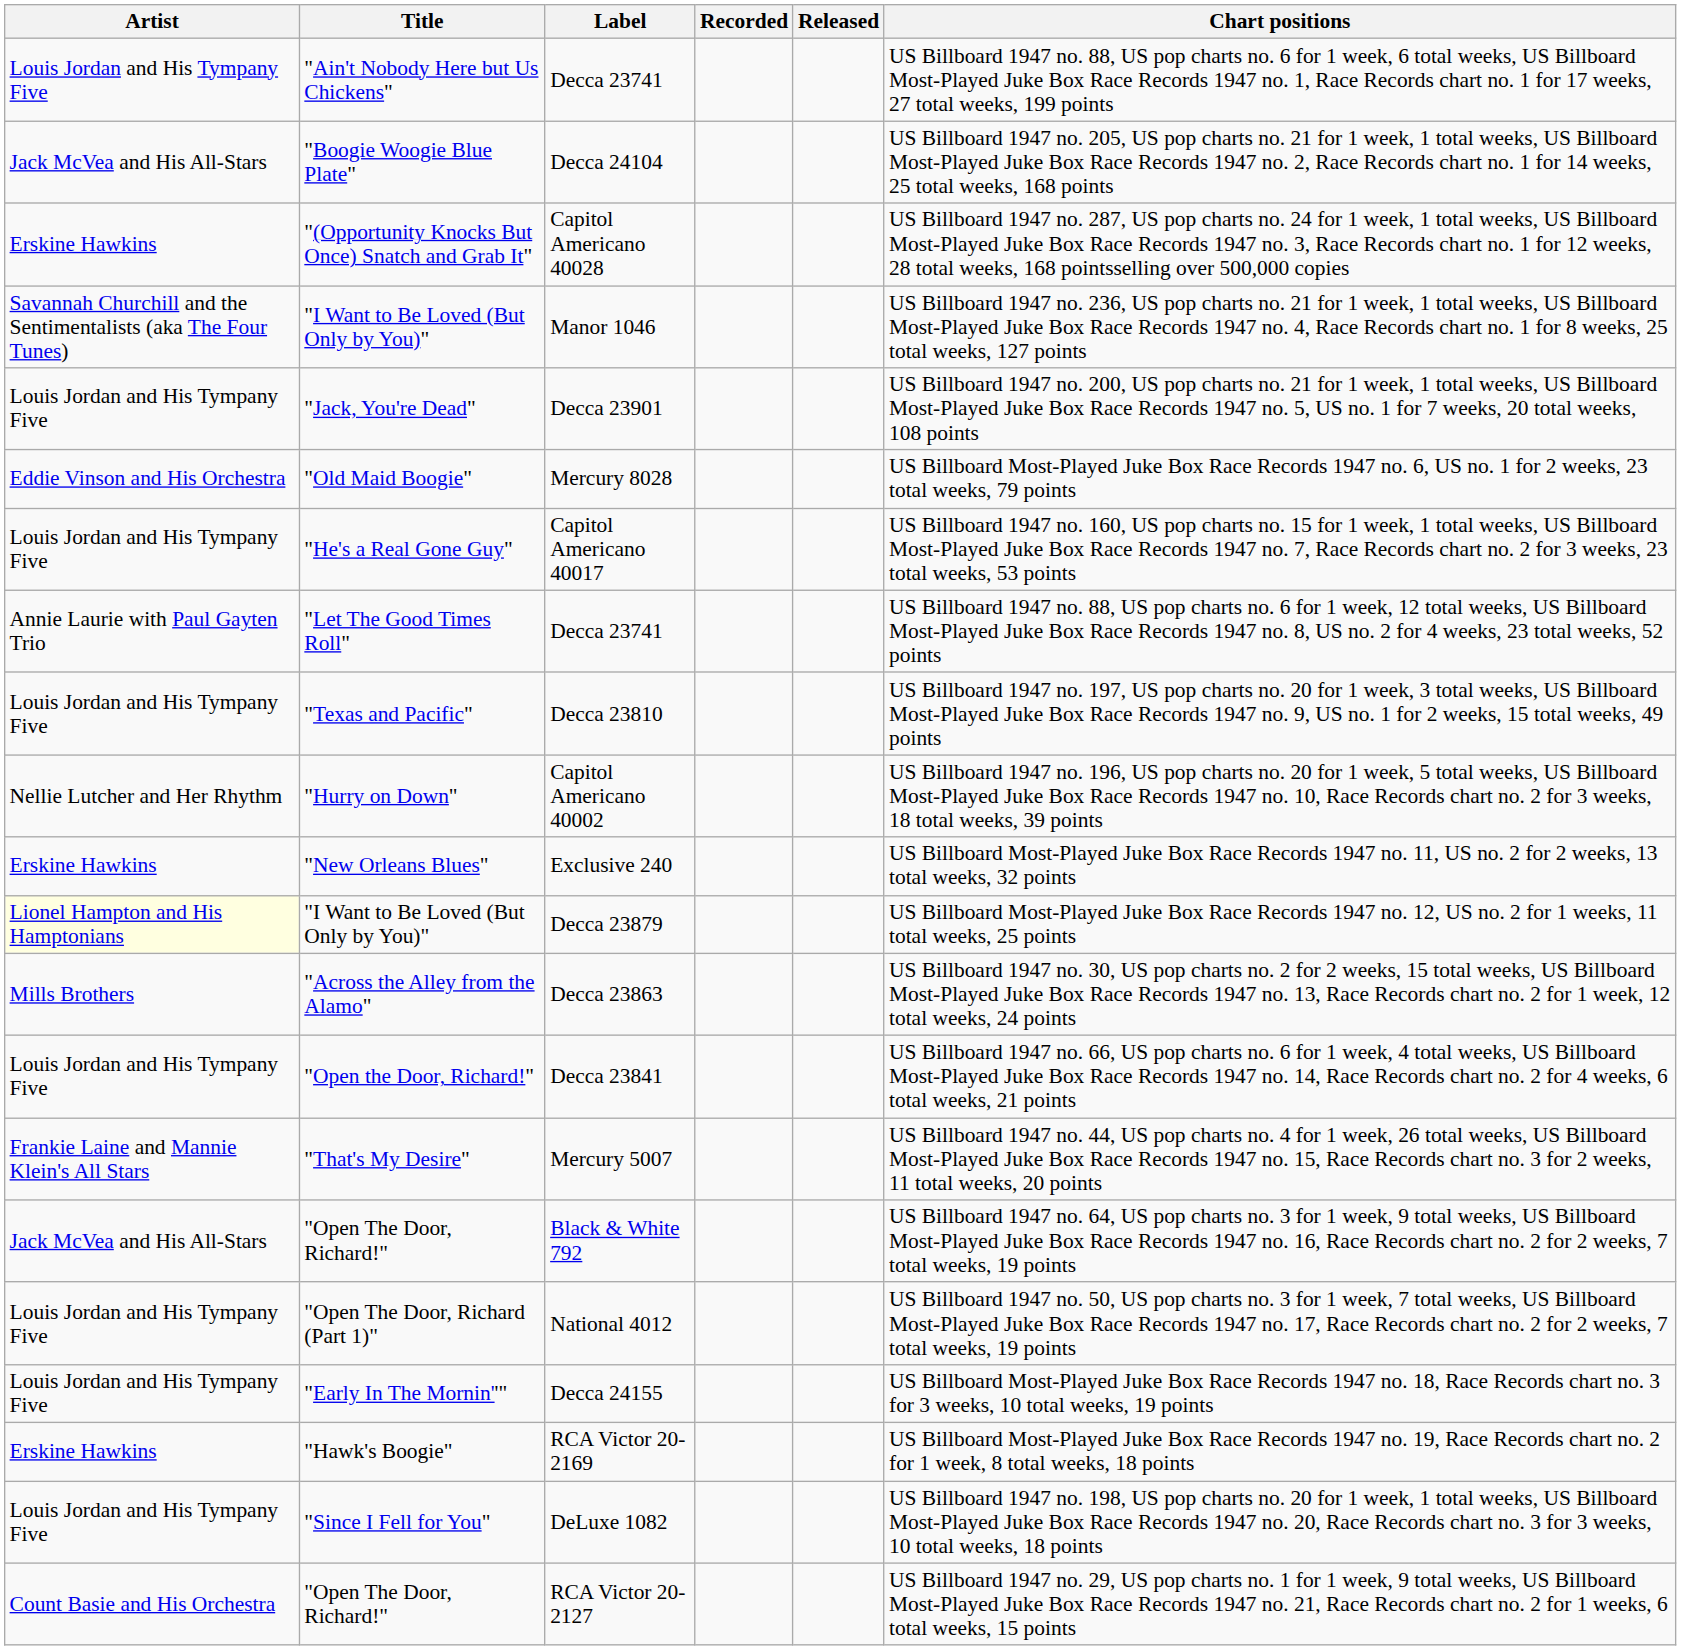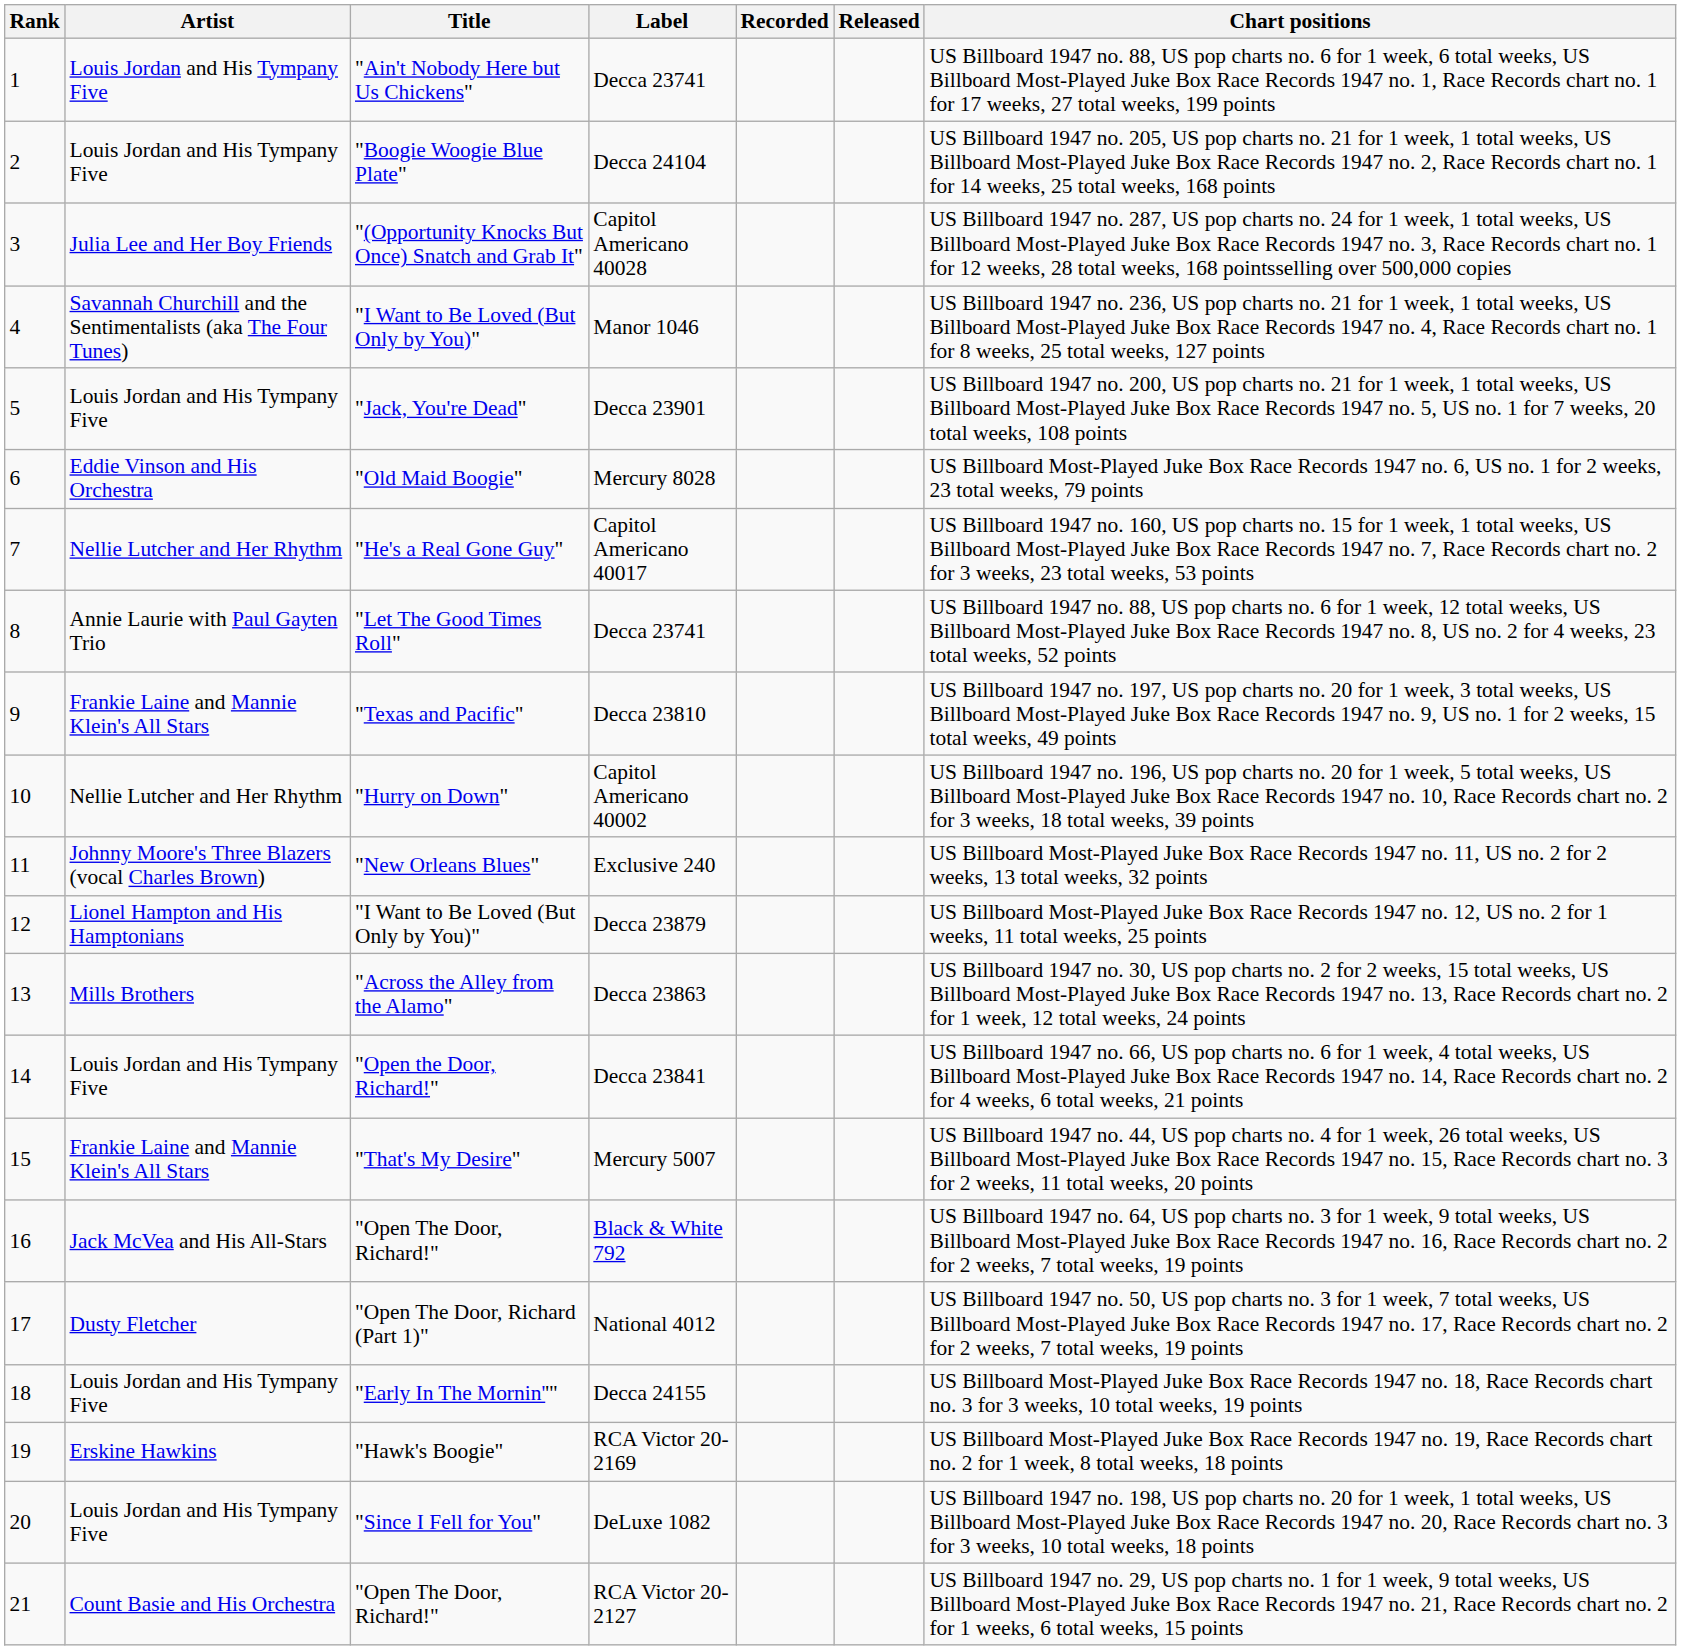+ column: (35, 21)
(138, 161) Jack McVea and His All-Stars -> (204, 161) Louis Jordan and His Tympany Five
(83, 244) Erskine Hawkins -> (201, 244) Julia Lee and Her Boy Friends
(144, 548) Louis Jordan and His Tympany Five -> (206, 548) Nellie Lutcher and Her Rhythm
(144, 713) Louis Jordan and His Tympany Five -> (183, 713) Frankie Laine and Mannie Klein's All Stars
(83, 865) Erskine Hawkins -> (200, 865) Johnny Moore's Three Blazers (vocal Charles Brown)
(116, 923) lightyellow background -> (176, 923) no background
(144, 1323) Louis Jordan and His Tympany Five -> (133, 1323) Dusty Fletcher
